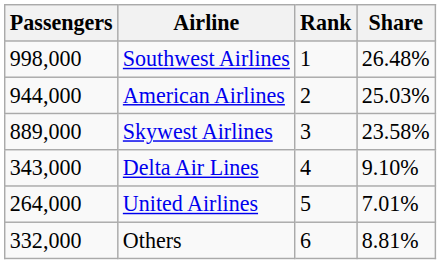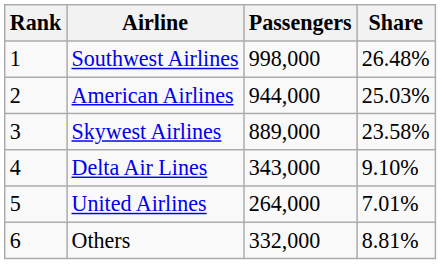columns swapped: (326, 22) <-> (61, 22)
